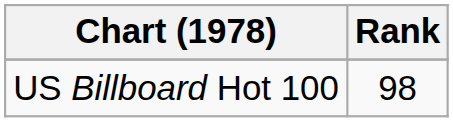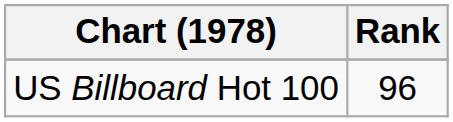(398, 87) 98 -> (398, 87) 96
